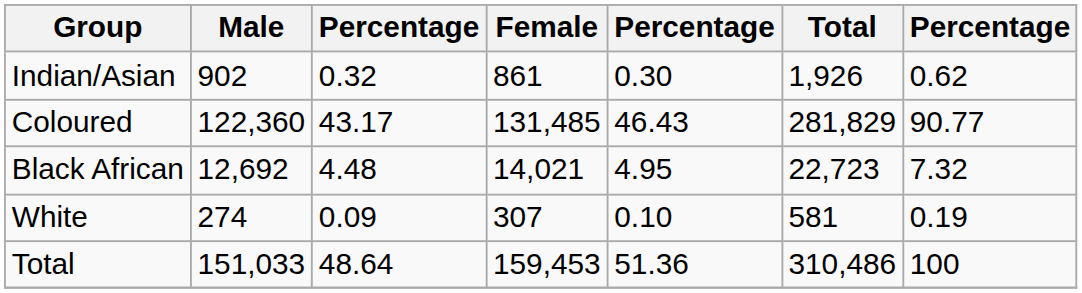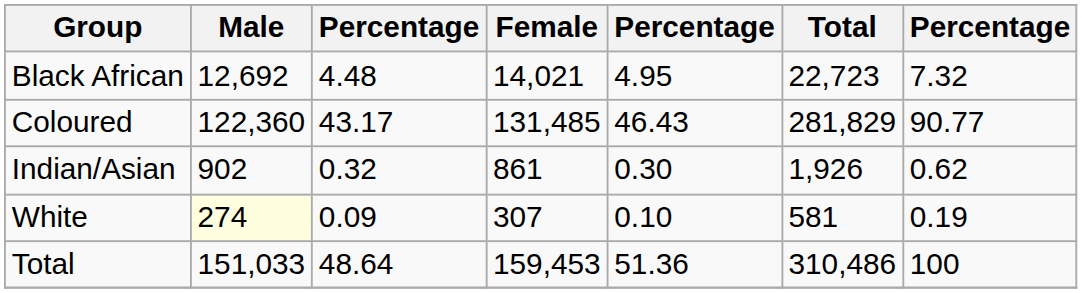rows swapped: (98, 169) <-> (94, 75)
(222, 216) no background -> (222, 216) lightyellow background
